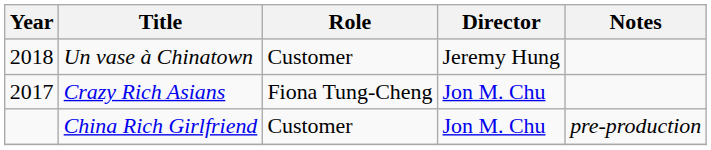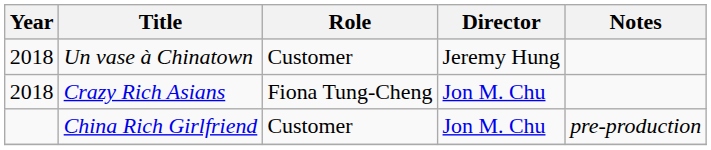(32, 91) 2017 -> (32, 91) 2018
